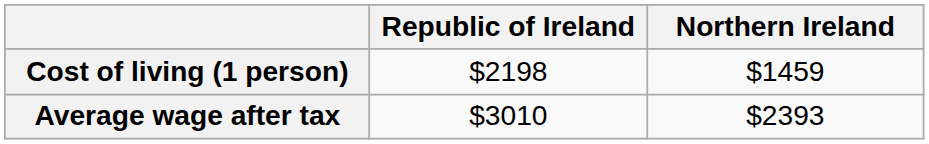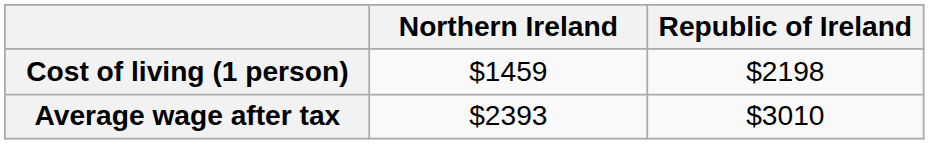columns swapped: (785, 26) <-> (508, 26)
